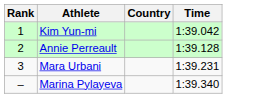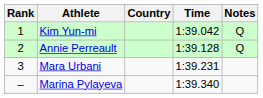+ column: (240, 13)
